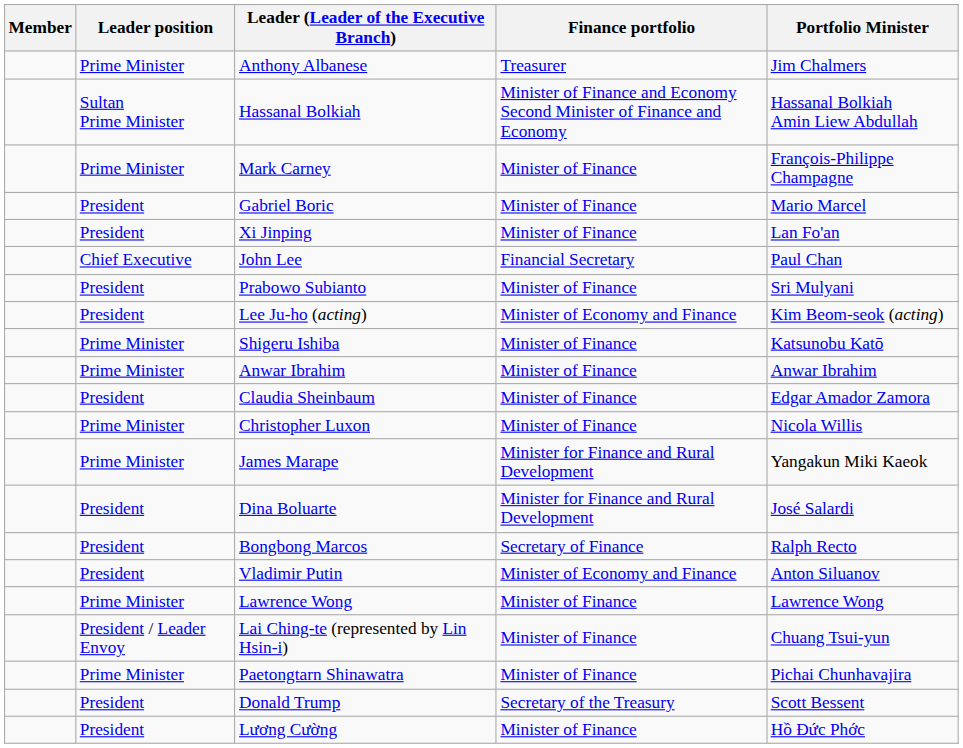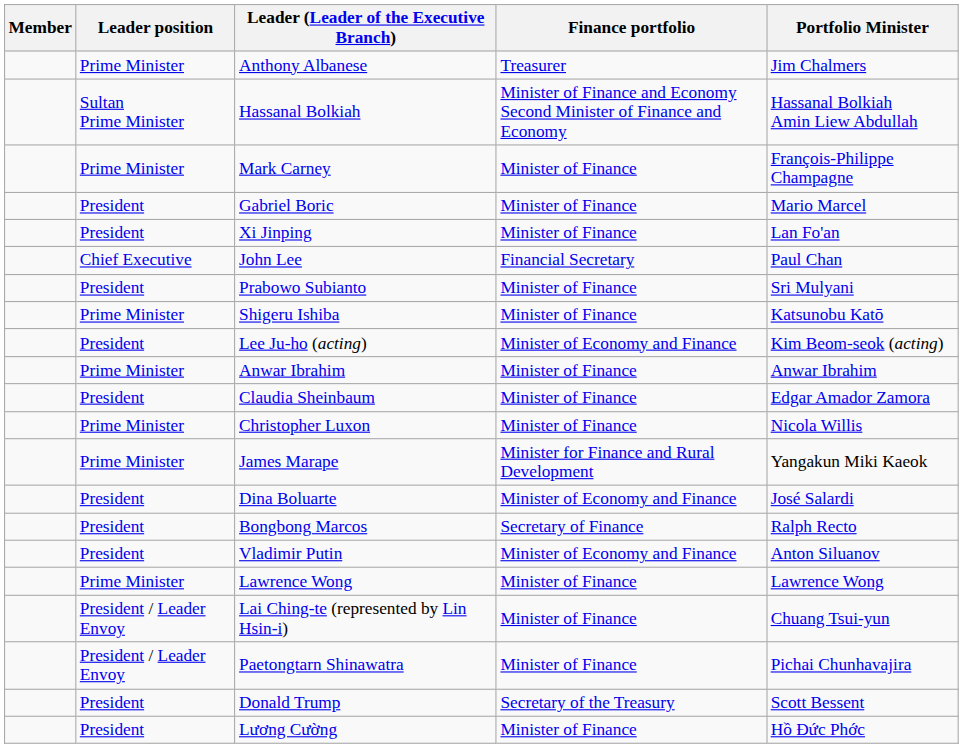rows swapped: (289, 342) <-> (303, 315)
(607, 508) Minister for Finance and Rural Development -> (618, 499) Minister of Economy and Finance
(132, 674) Prime Minister -> (143, 665) President / Leader Envoy
